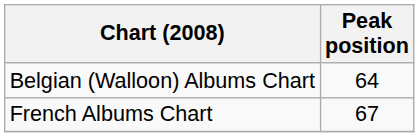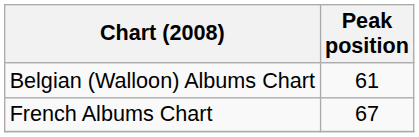(367, 80) 64 -> (367, 80) 61
